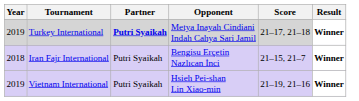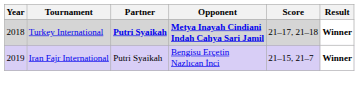(16, 32) 2019 -> (16, 32) 2018
(213, 32) normal -> (218, 32) bold
(16, 58) 2018 -> (16, 58) 2019
- row: (68, 84)
